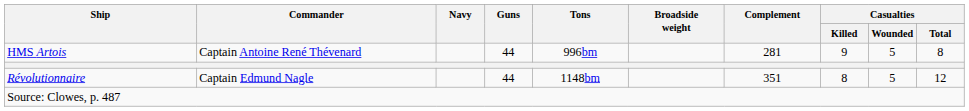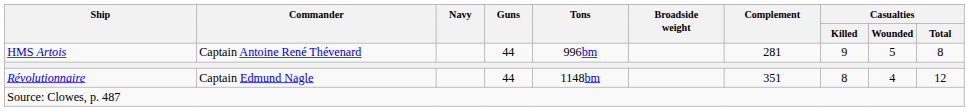(892, 77) 5 -> (892, 77) 4
